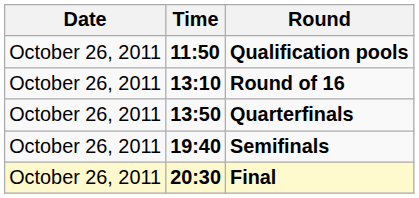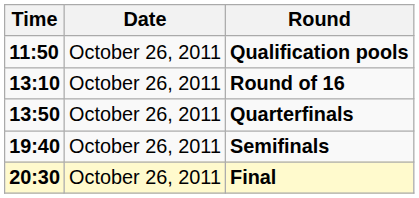columns swapped: (85, 20) <-> (196, 20)
